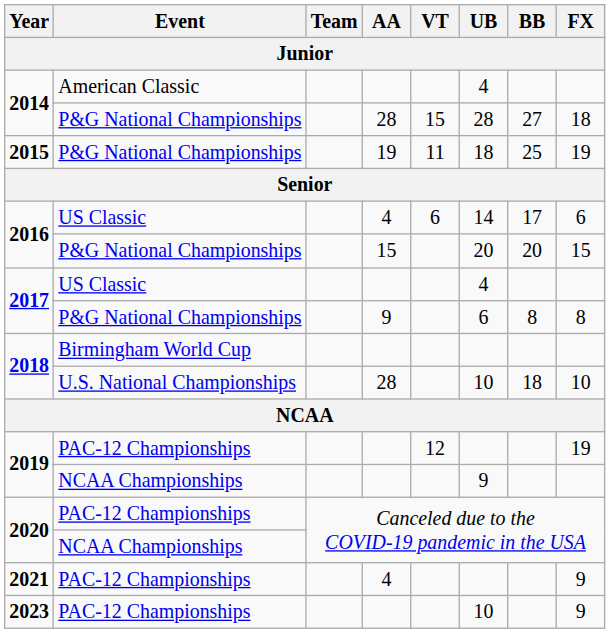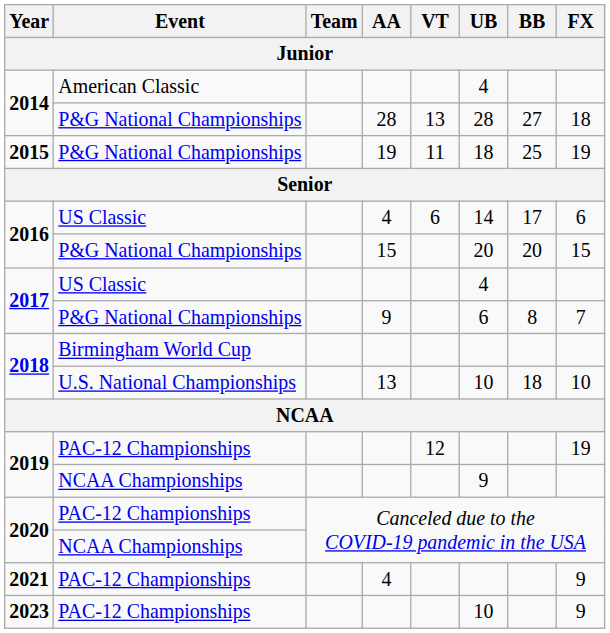(435, 119) 15 -> (435, 119) 13
(581, 316) 8 -> (581, 316) 7
(386, 382) 28 -> (386, 382) 13
